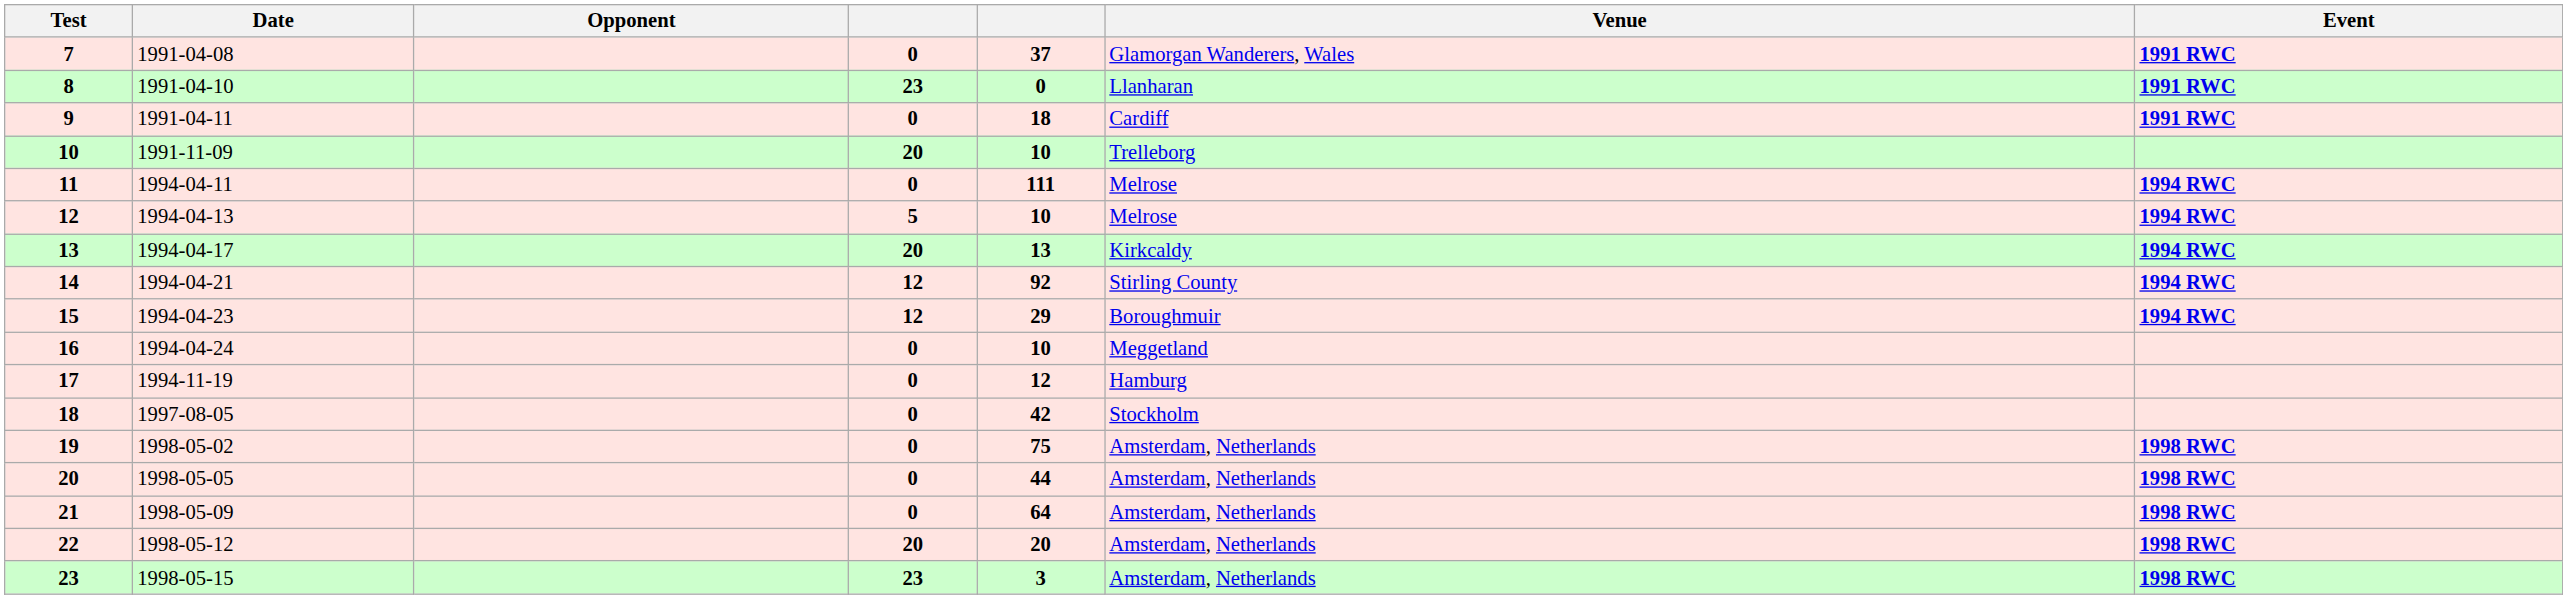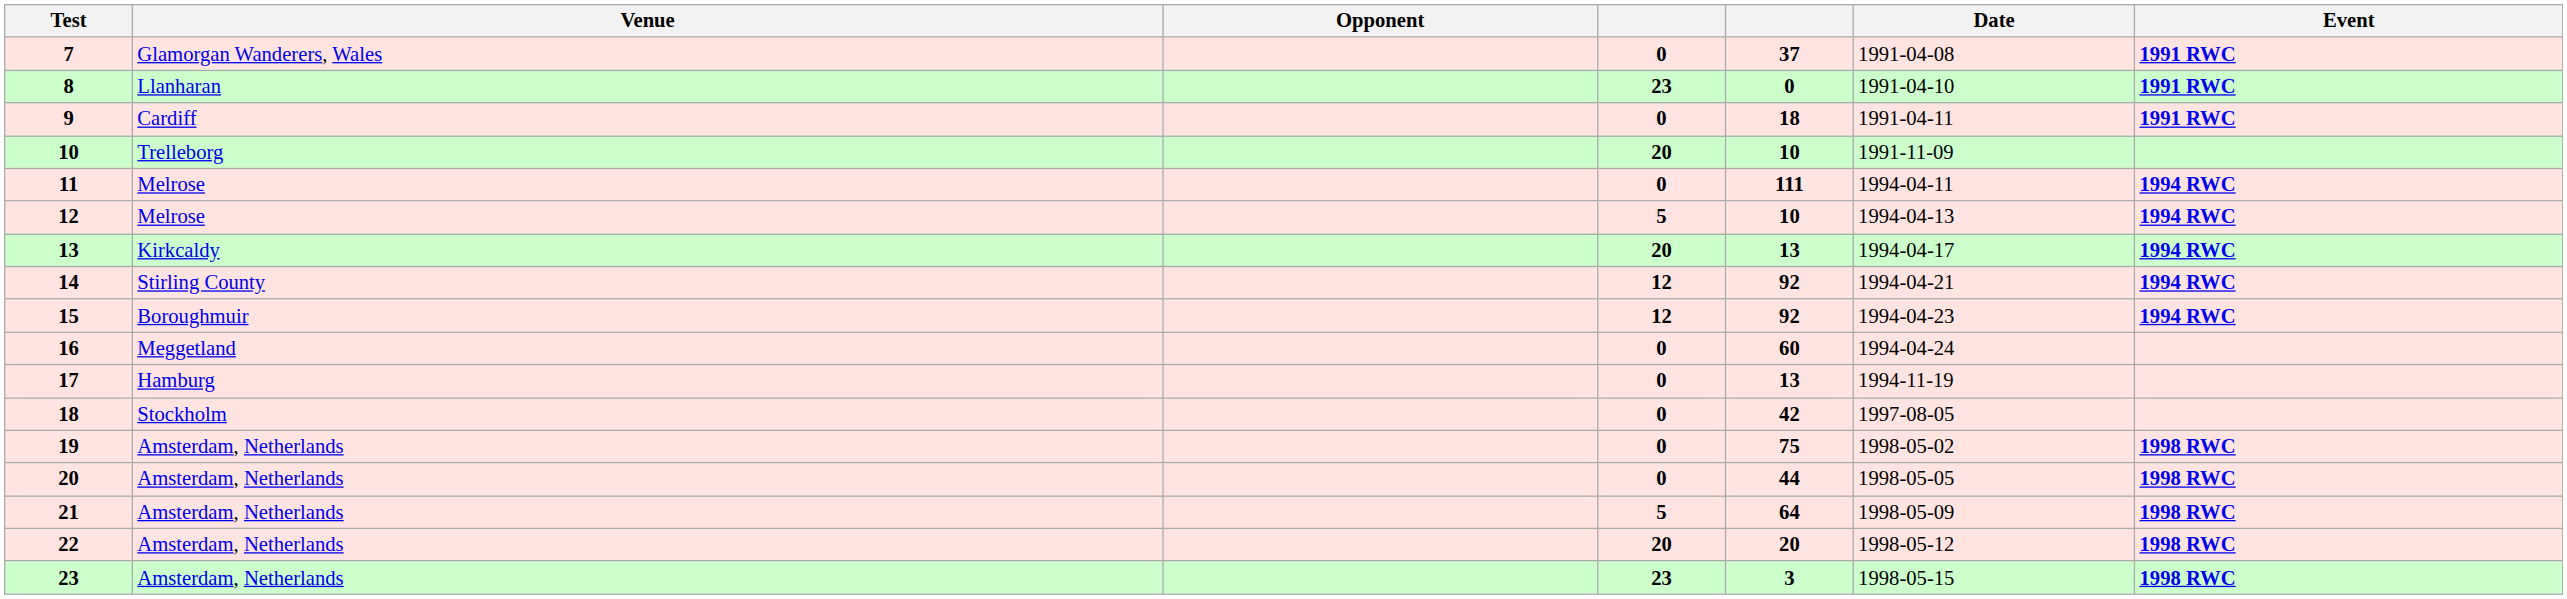columns swapped: (273, 20) <-> (1620, 20)
(1041, 315) 29 -> (1789, 315) 92
(1041, 348) 10 -> (1789, 348) 60
(1041, 380) 12 -> (1789, 380) 13
(913, 511) 0 -> (1662, 511) 5
